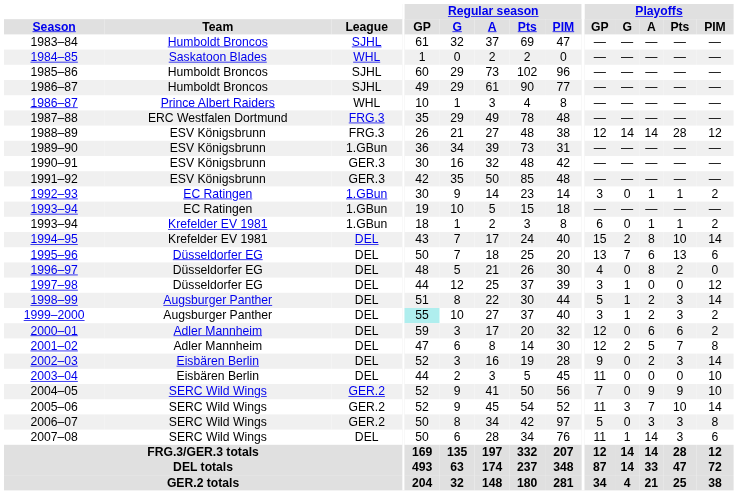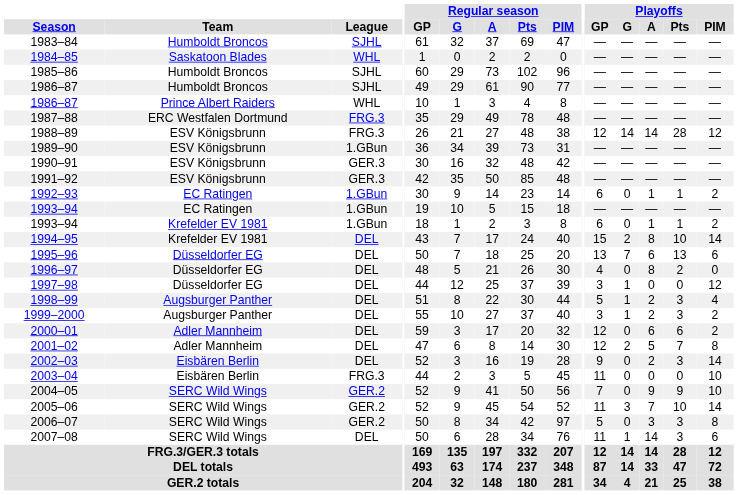(600, 194) 3 -> (600, 194) 6
(715, 300) 14 -> (715, 300) 4
(422, 315) paleturquoise background -> (422, 315) no background
(367, 376) DEL -> (367, 376) FRG.3
